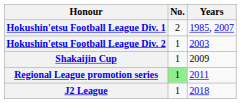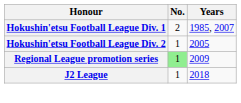(199, 43) 2003 -> (199, 43) 2005
- row: (86, 59)
(199, 75) 2011 -> (199, 59) 2009
